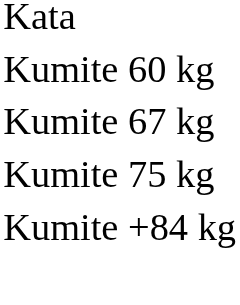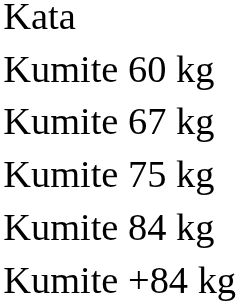+ row: (109, 227)
